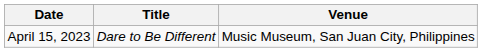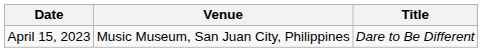columns swapped: (156, 15) <-> (348, 15)
